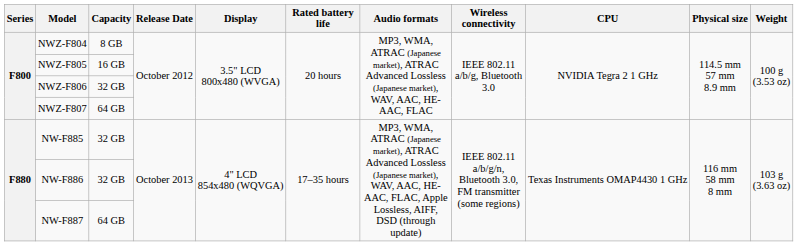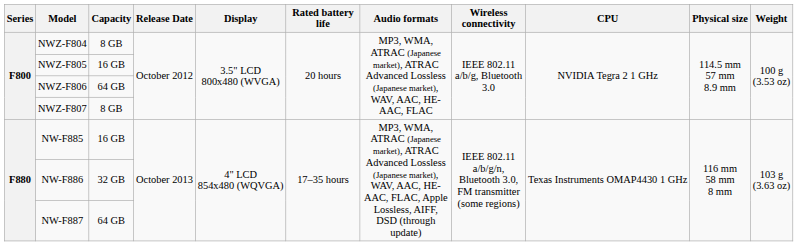(111, 86) 32 GB -> (111, 86) 64 GB
(111, 108) 64 GB -> (111, 108) 8 GB
(111, 139) 32 GB -> (111, 139) 16 GB
